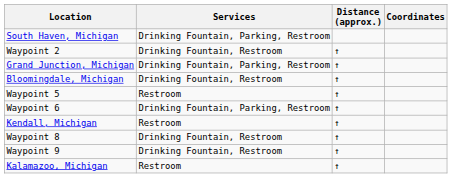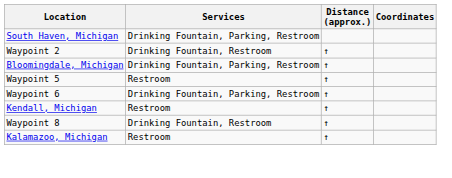- row: (70, 65)
(210, 79) Drinking Fountain, Restroom -> (224, 65) Drinking Fountain, Parking, Restroom
- row: (33, 151)
